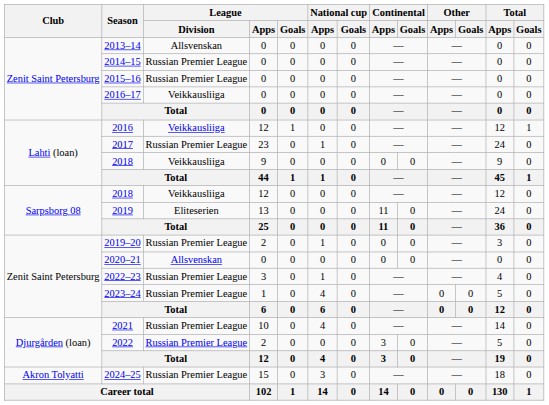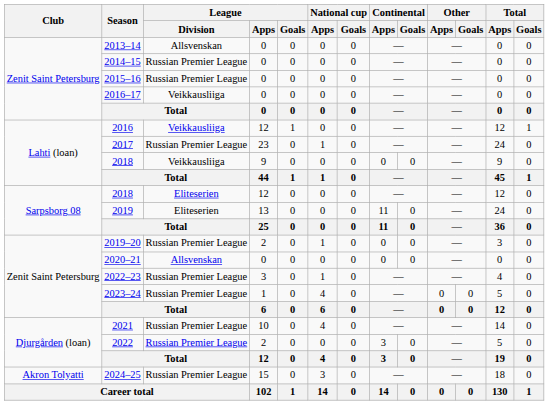(196, 194) Veikkausliiga -> (196, 194) Eliteserien
